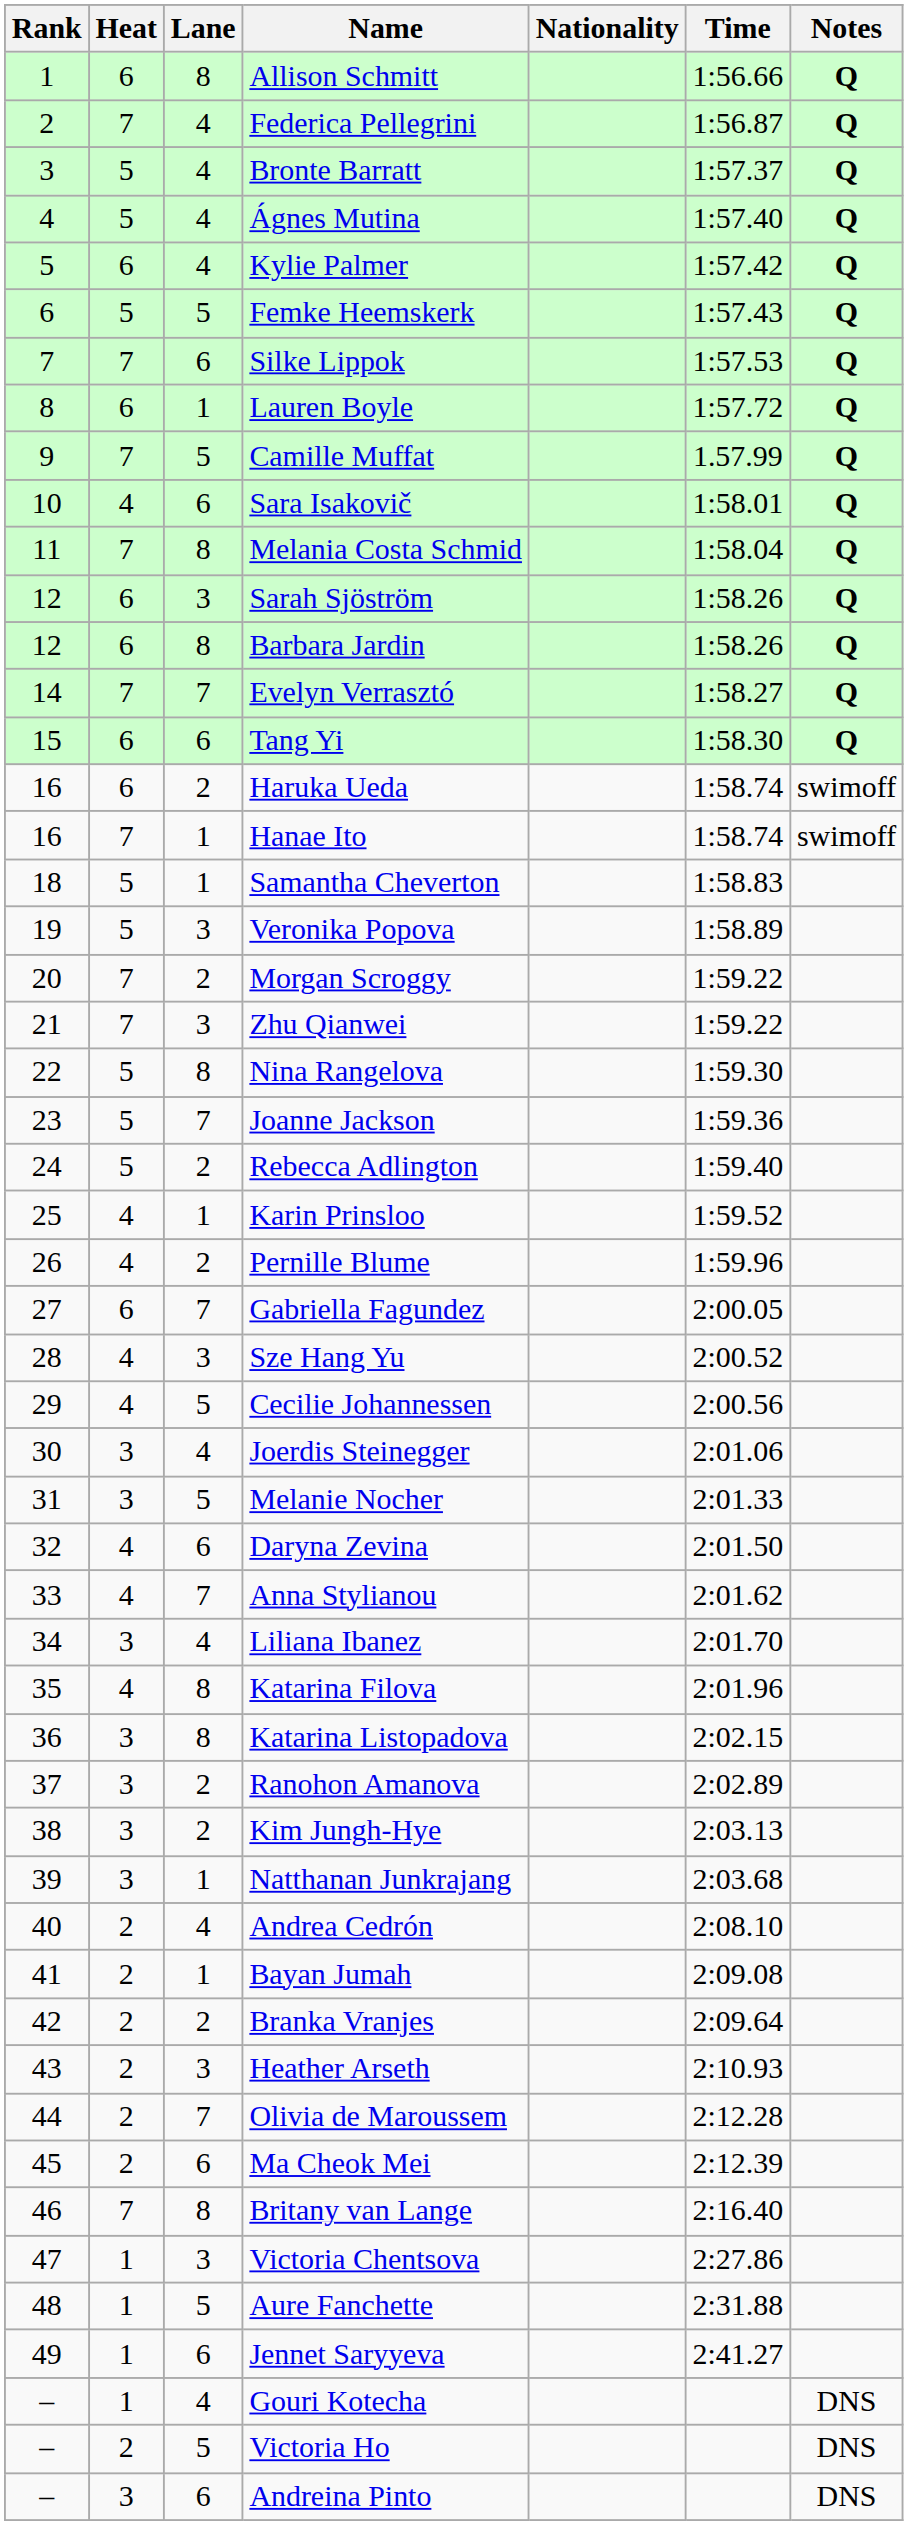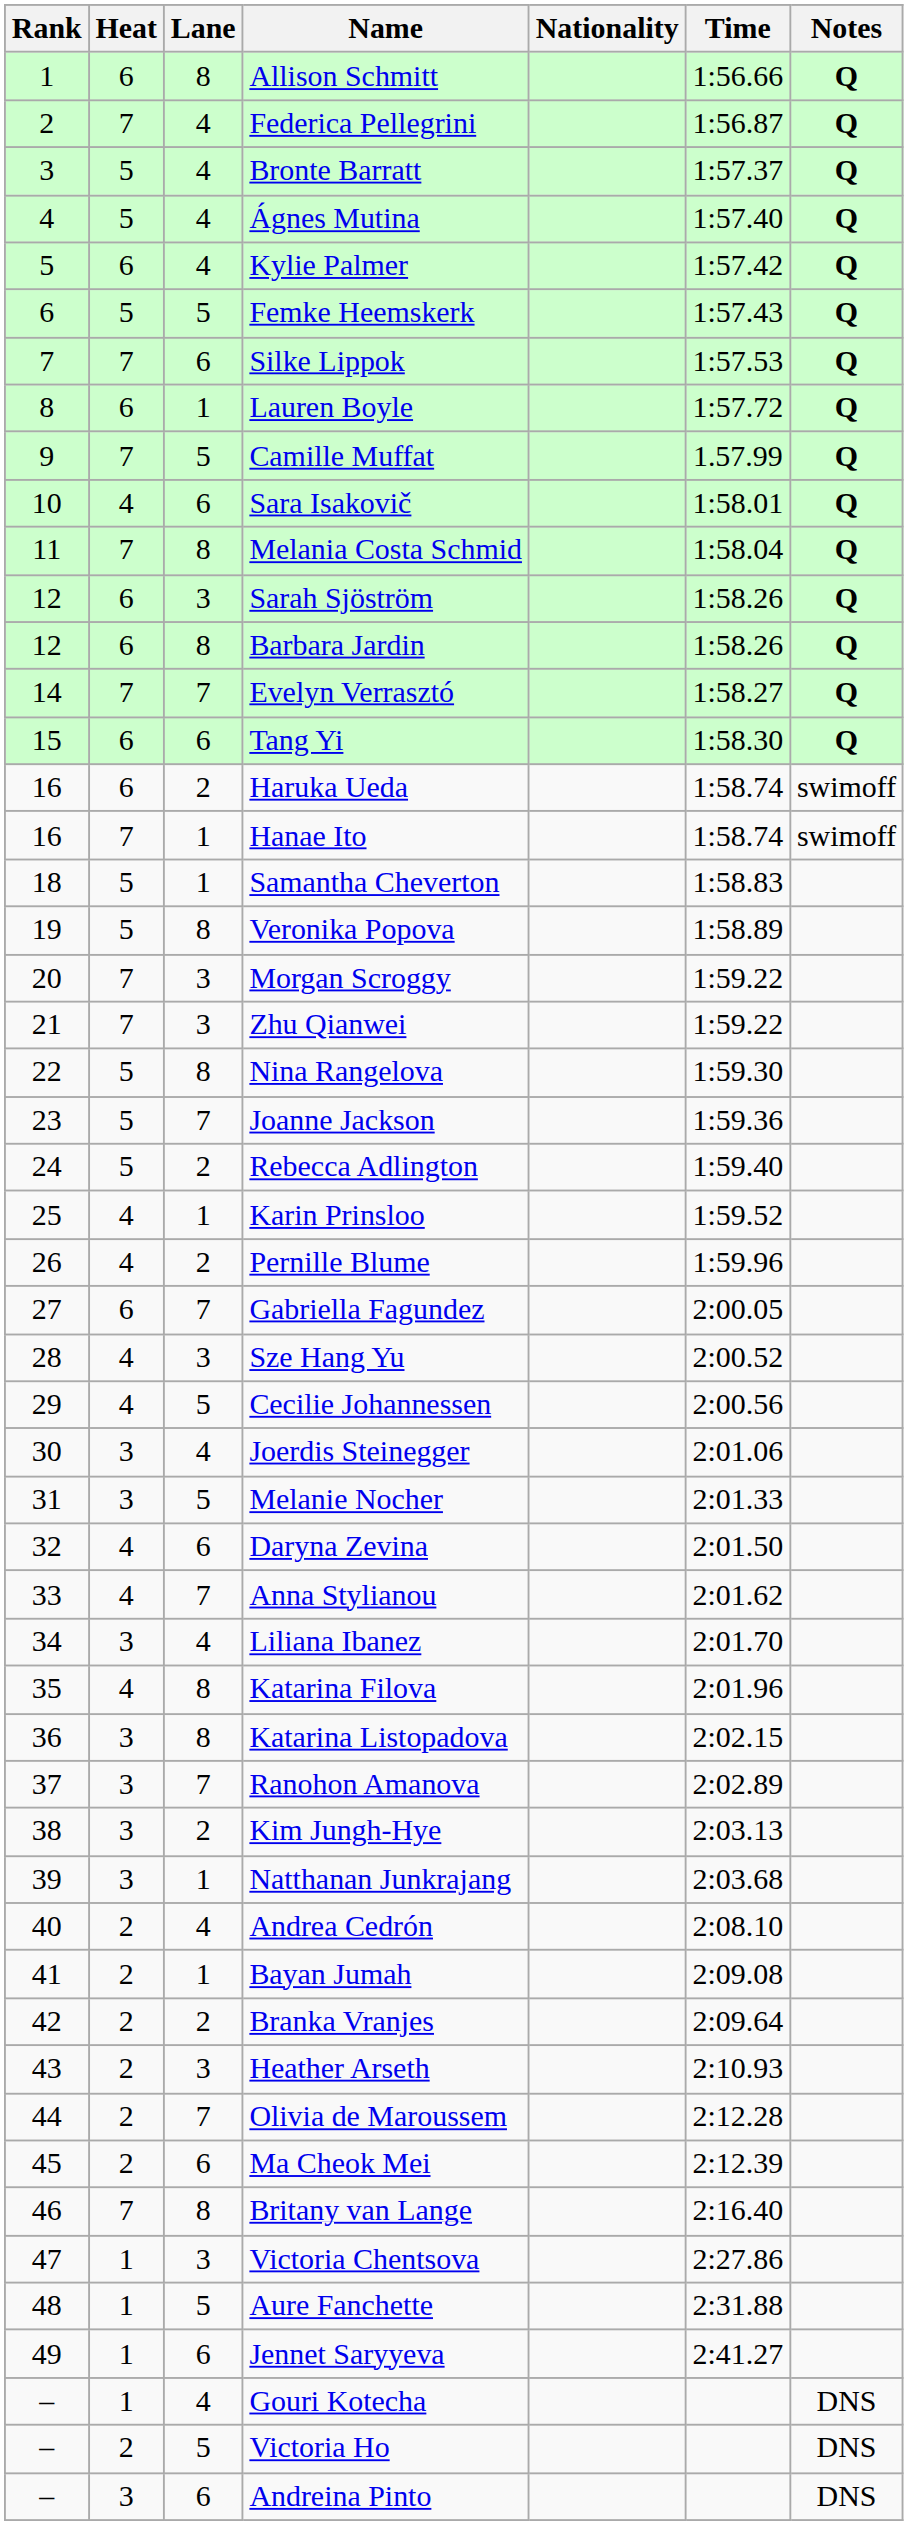(203, 929) 3 -> (203, 929) 8
(203, 977) 2 -> (203, 977) 3
(203, 1783) 2 -> (203, 1783) 7
